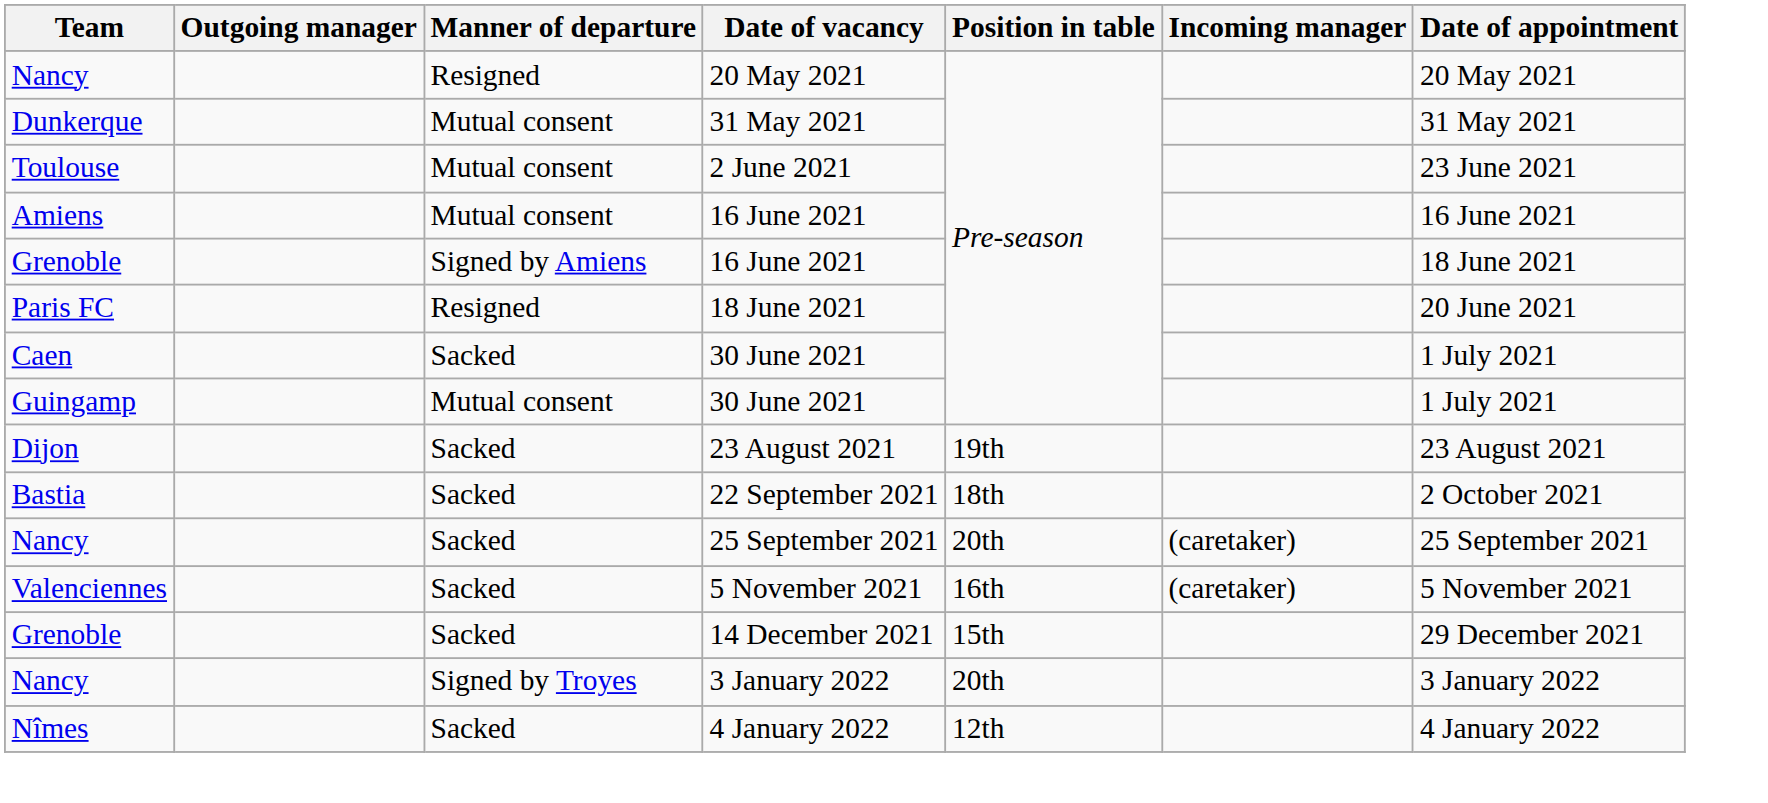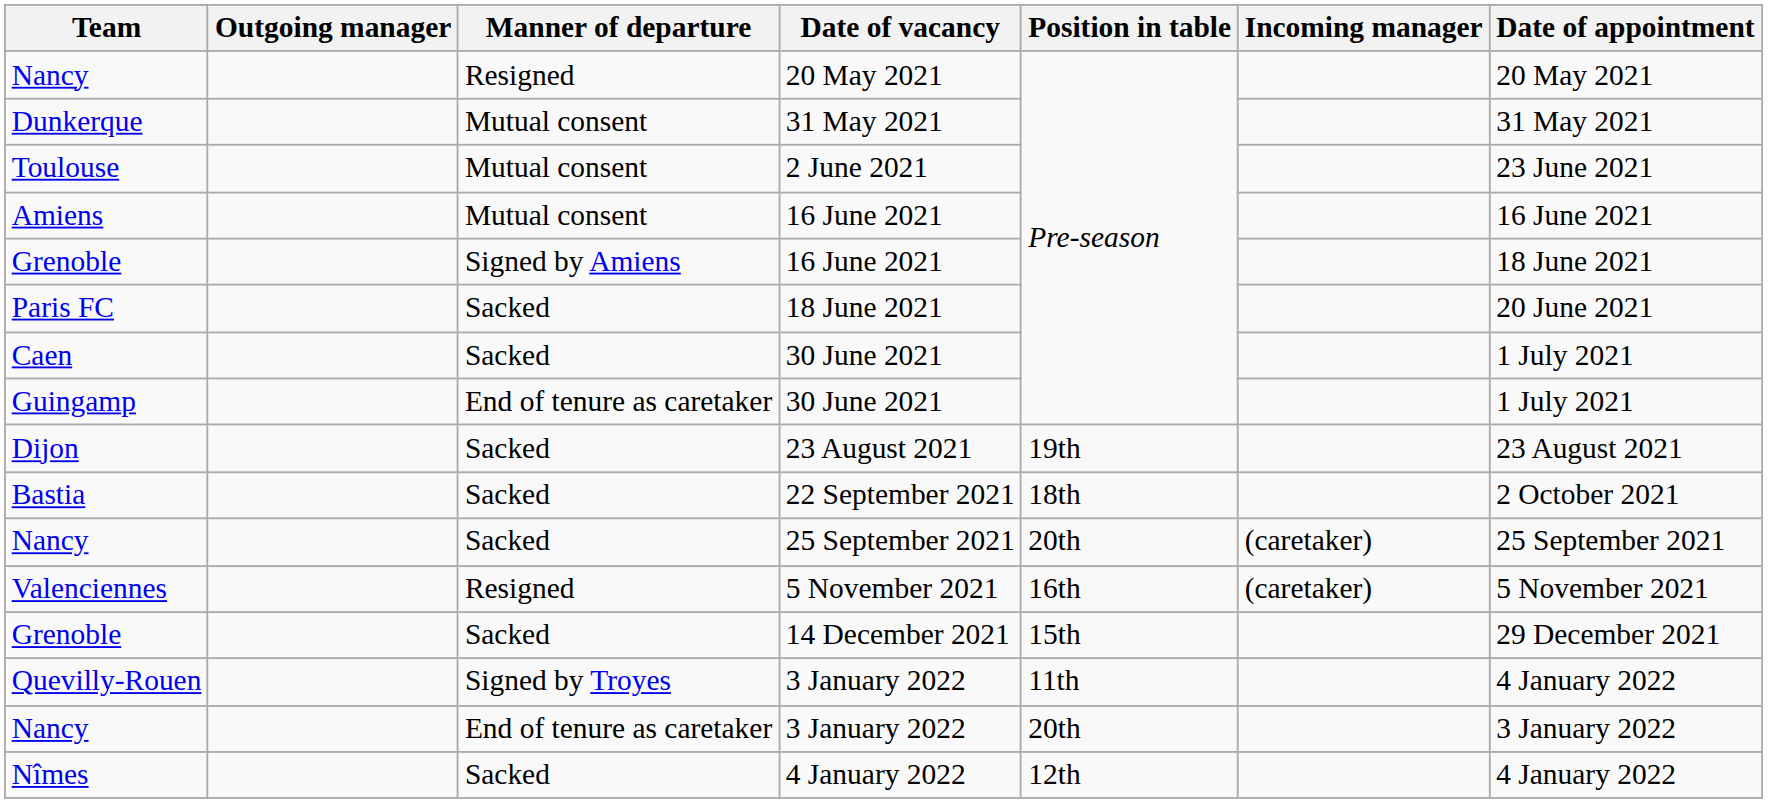(485, 307) Resigned -> (507, 307) Sacked
(522, 401) Mutual consent -> (619, 401) End of tenure as caretaker
(473, 588) Sacked -> (520, 588) Resigned
+ row: (107, 681)
(534, 681) Signed by Troyes -> (619, 728) End of tenure as caretaker
